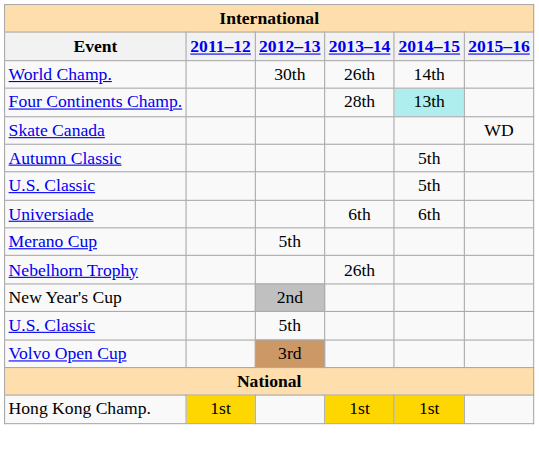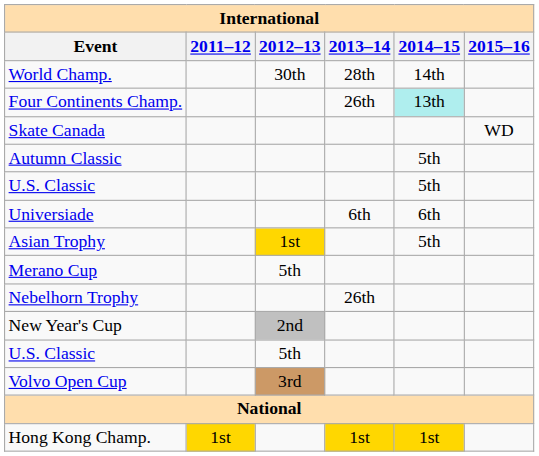(360, 74) 26th -> (360, 74) 28th
(360, 102) 28th -> (360, 102) 26th
+ row: (57, 241)
